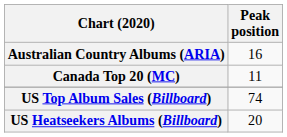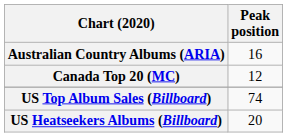(255, 76) 11 -> (255, 76) 12
